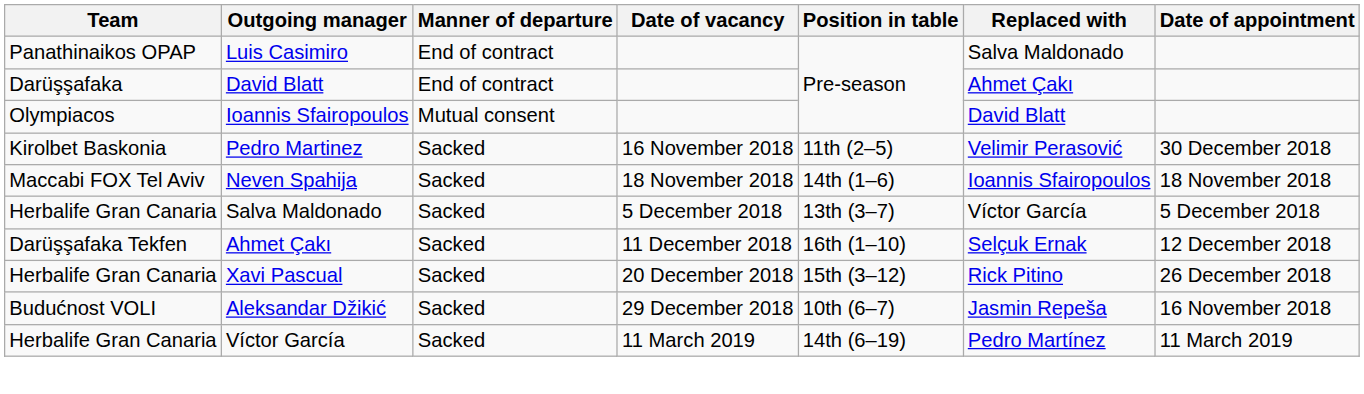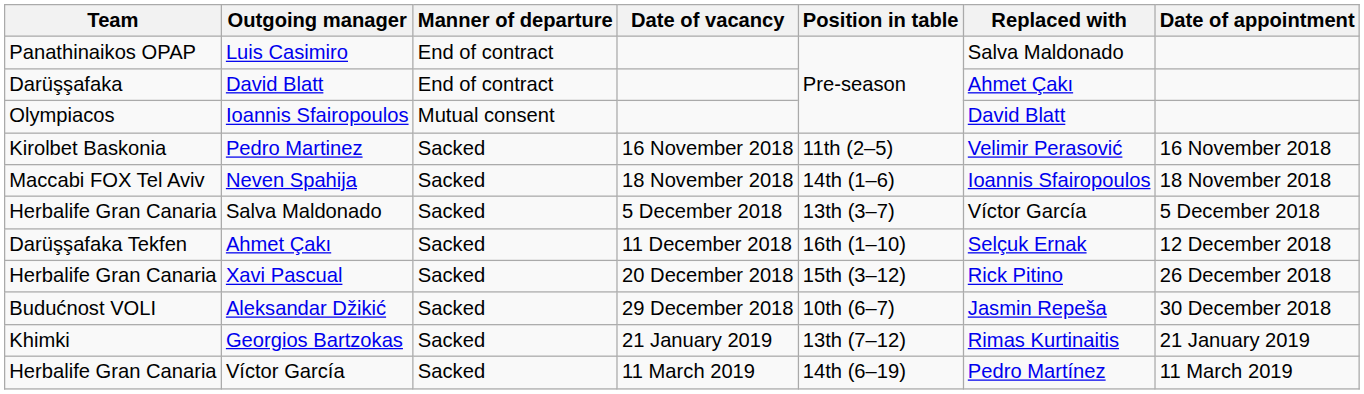(1246, 148) 30 December 2018 -> (1246, 148) 16 November 2018
(1246, 308) 16 November 2018 -> (1246, 308) 30 December 2018
+ row: (314, 340)
